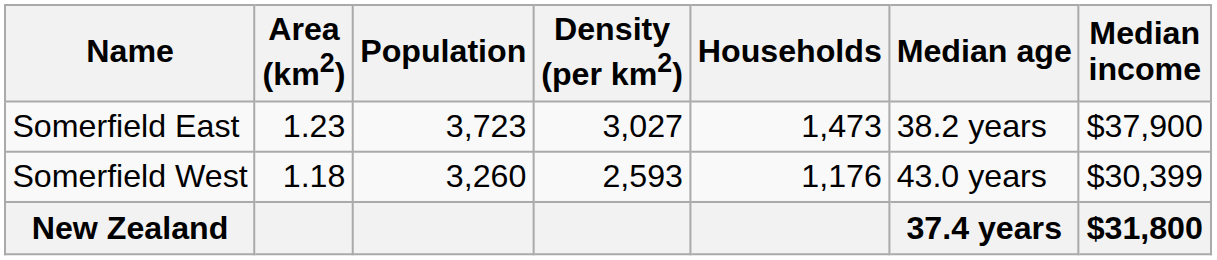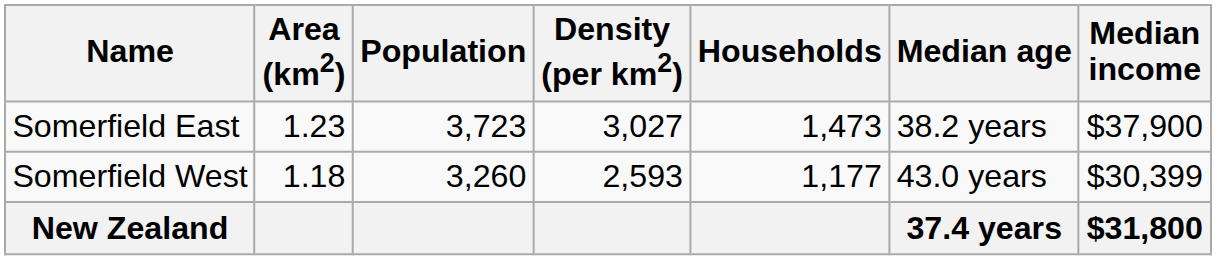(842, 176) 1,176 -> (842, 176) 1,177
